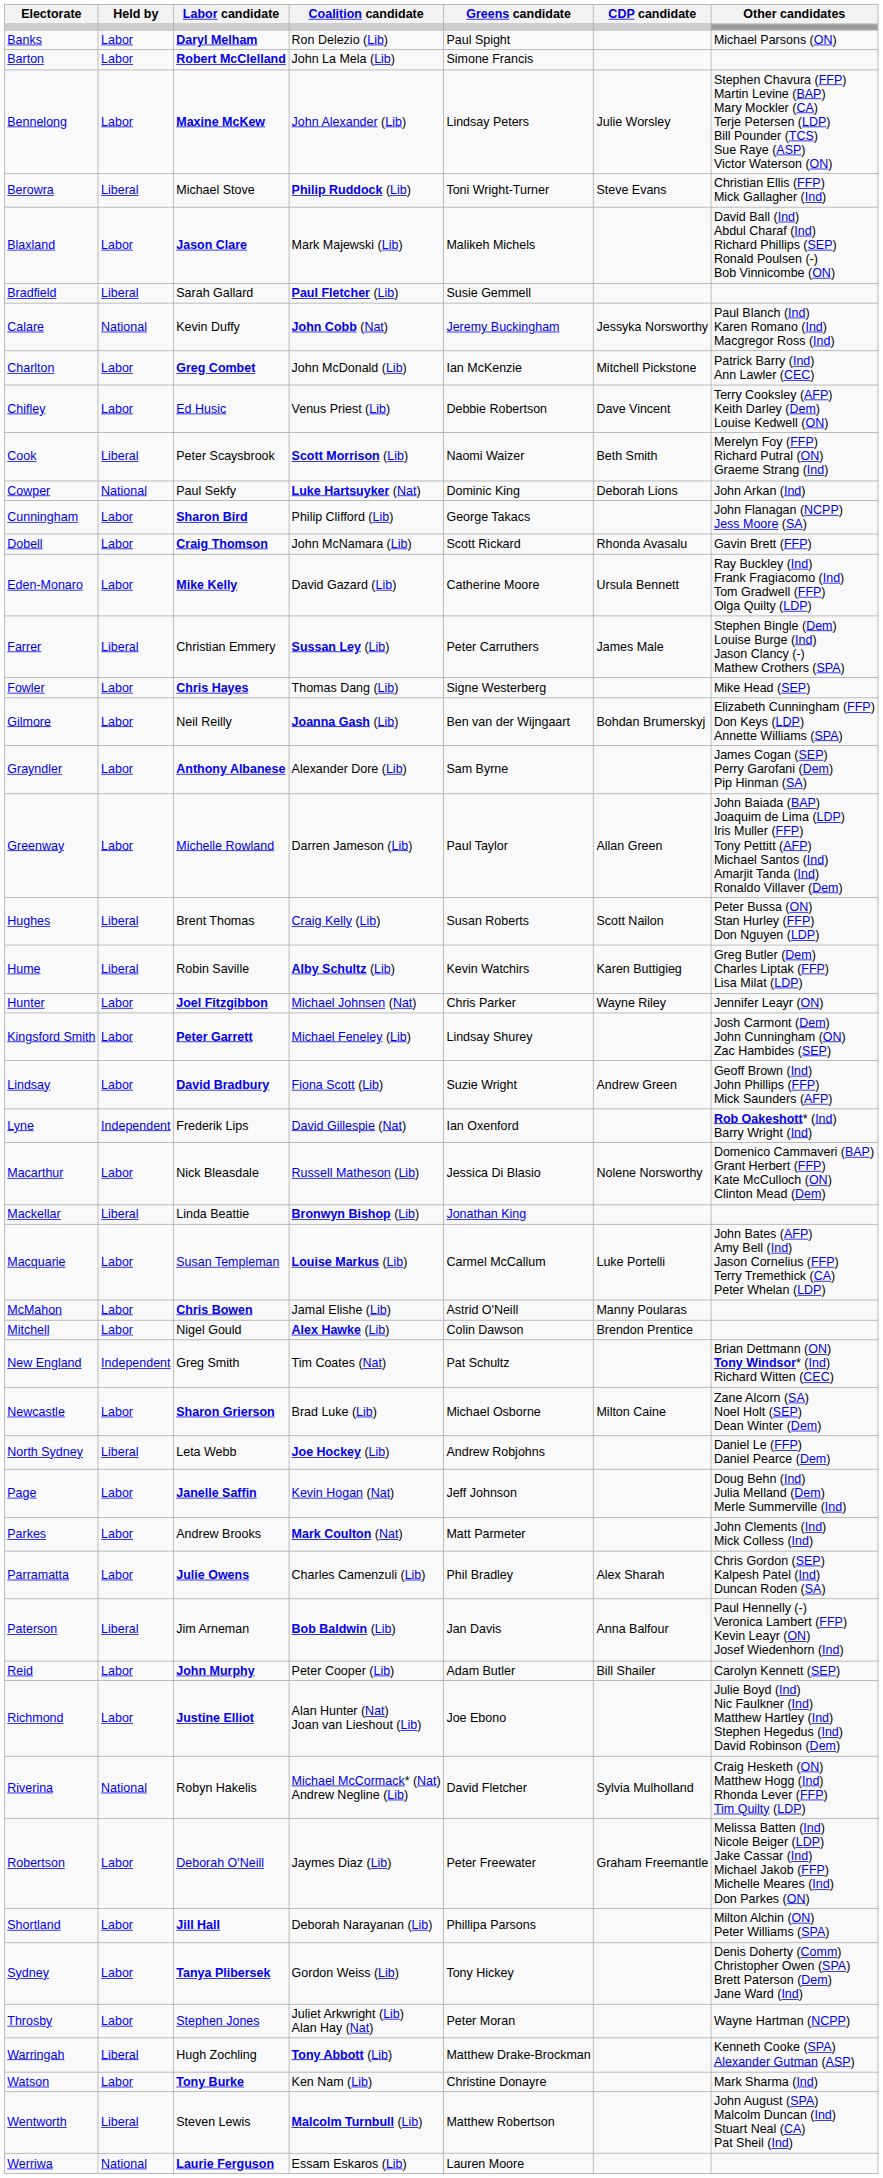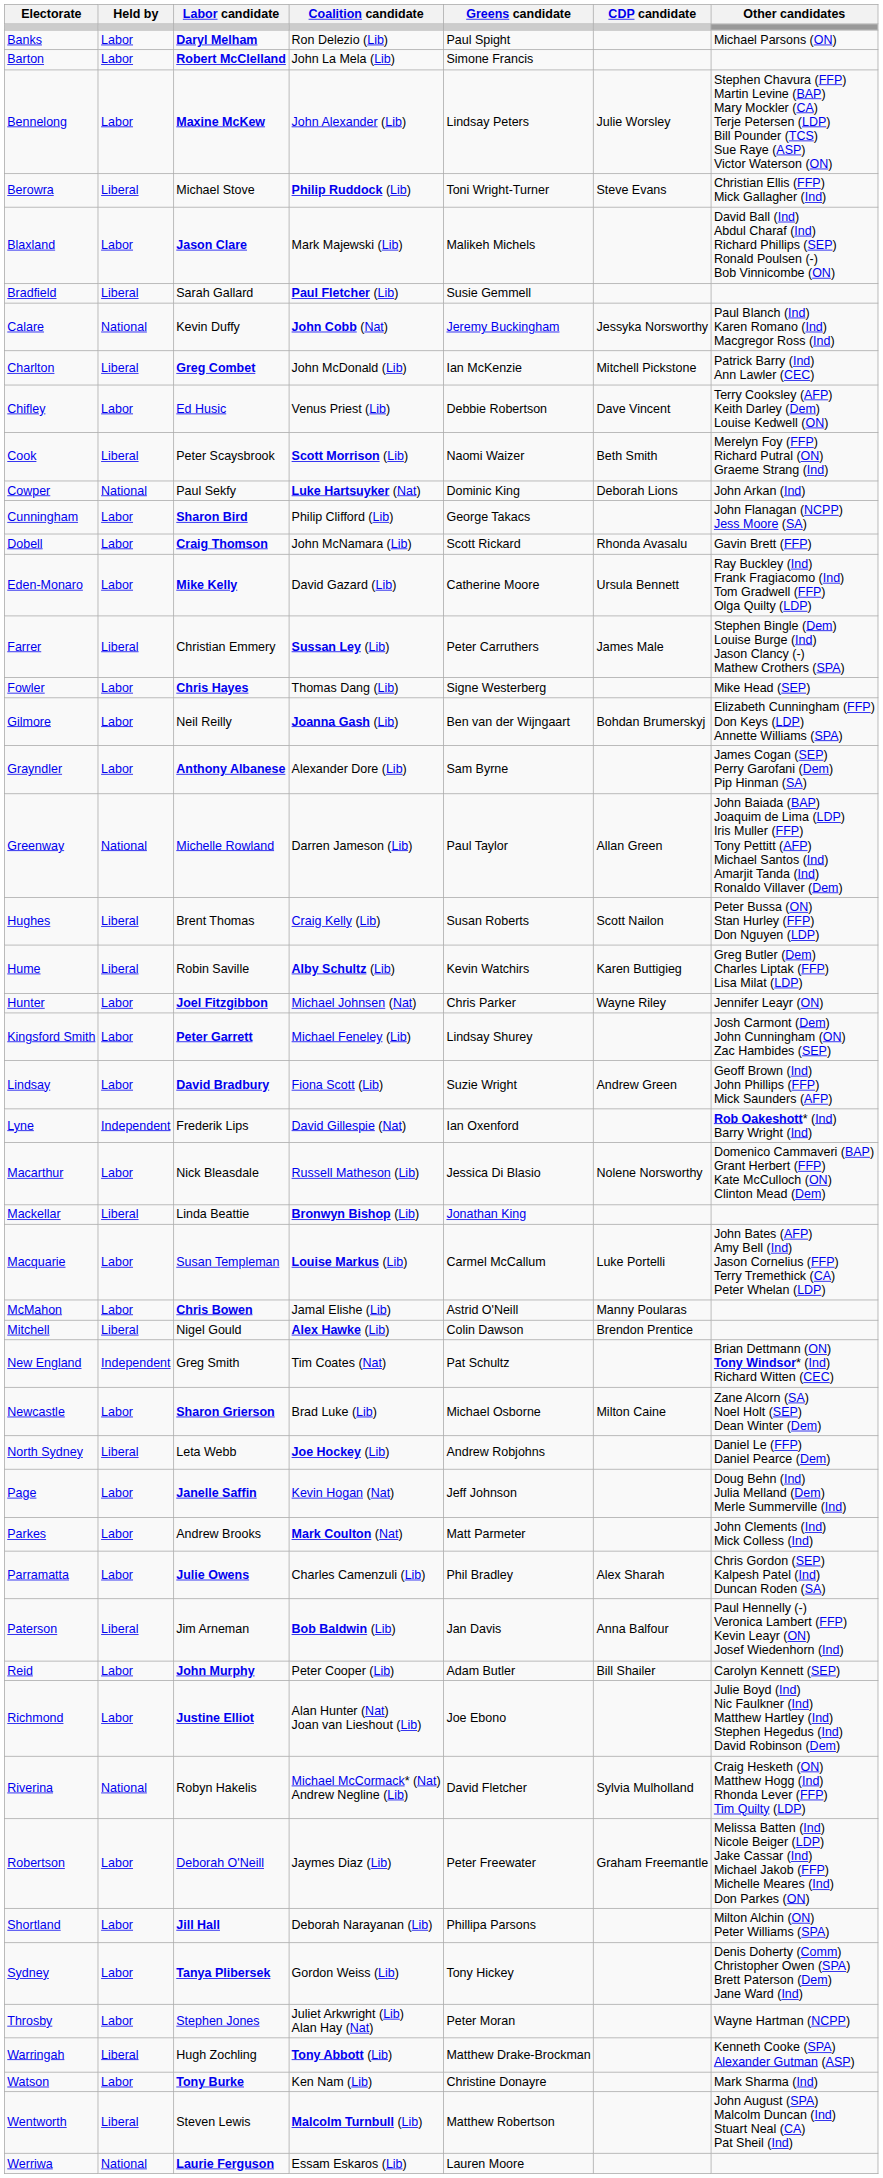(117, 368) Labor -> (120, 368) Liberal
(117, 845) Labor -> (124, 845) National
(117, 1329) Labor -> (120, 1329) Liberal
